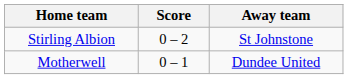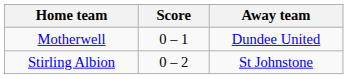rows swapped: (72, 39) <-> (72, 62)
